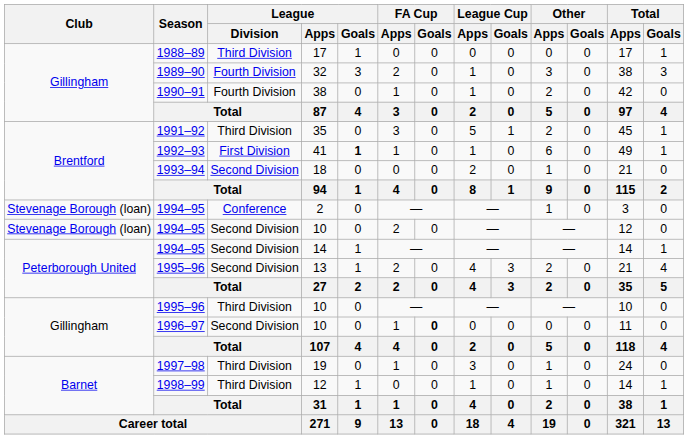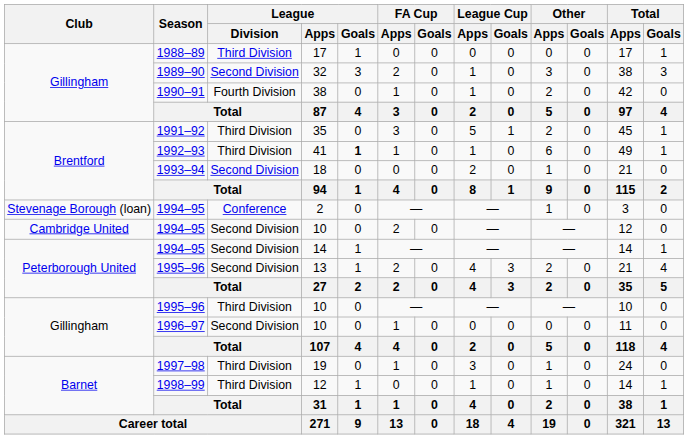(255, 72) Fourth Division -> (255, 72) Second Division
(255, 151) First Division -> (255, 151) Third Division
(79, 229) Stevenage Borough (loan) -> (79, 229) Cambridge United
(434, 326) bold -> (434, 326) normal
